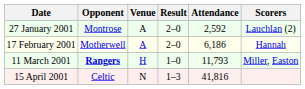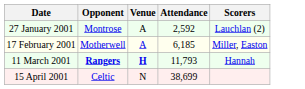- column: (173, 12)
(215, 44) 6,186 -> (184, 44) 6,185
(271, 44) Hannah -> (240, 44) Miller, Easton
(143, 60) normal -> (143, 60) bold
(271, 60) Miller, Easton -> (240, 60) Hannah
(215, 76) 41,816 -> (184, 76) 38,699
